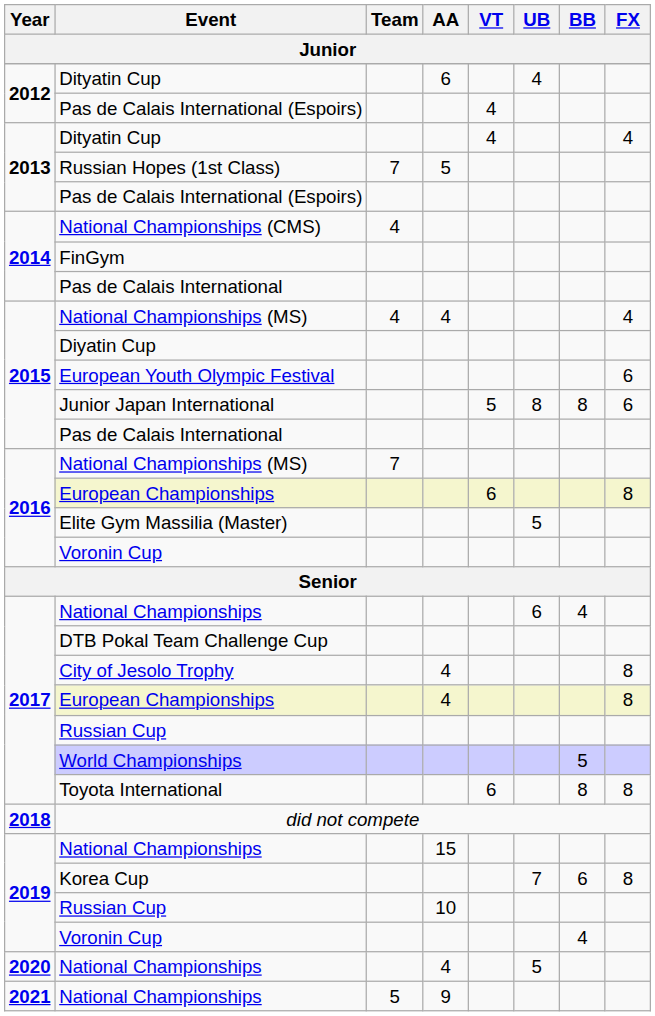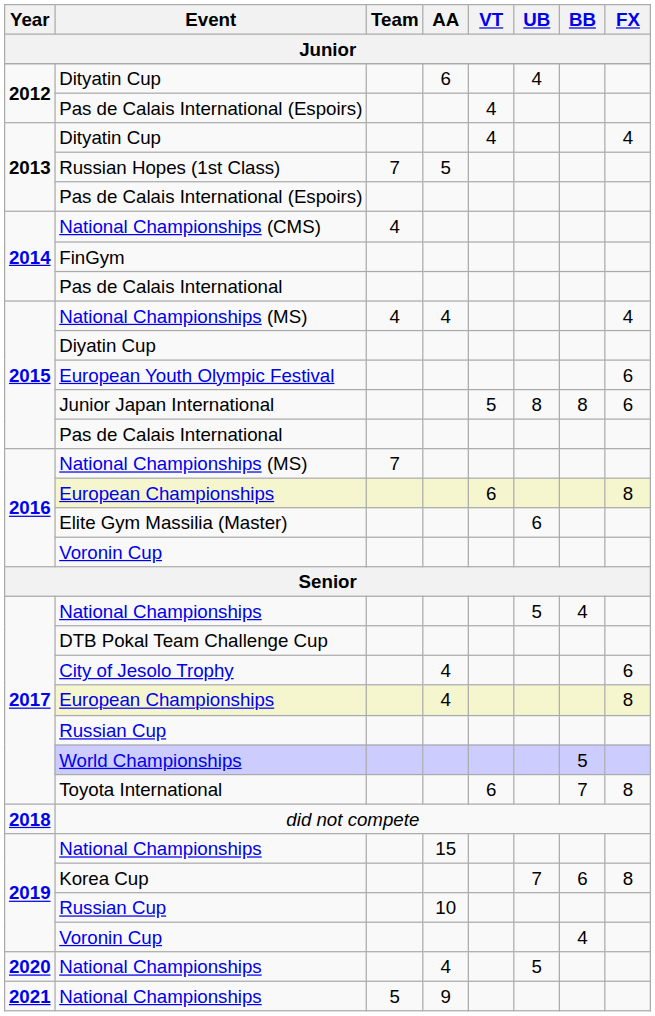(537, 523) 5 -> (537, 523) 6
(537, 612) 6 -> (537, 612) 5
(628, 671) 8 -> (628, 671) 6
(582, 789) 8 -> (582, 789) 7
